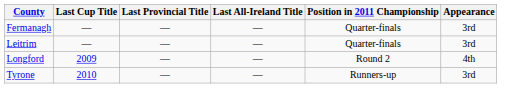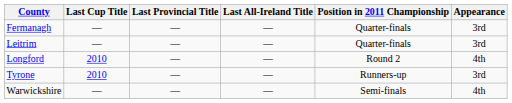(86, 59) 2009 -> (97, 59) 2010
+ row: (34, 91)
